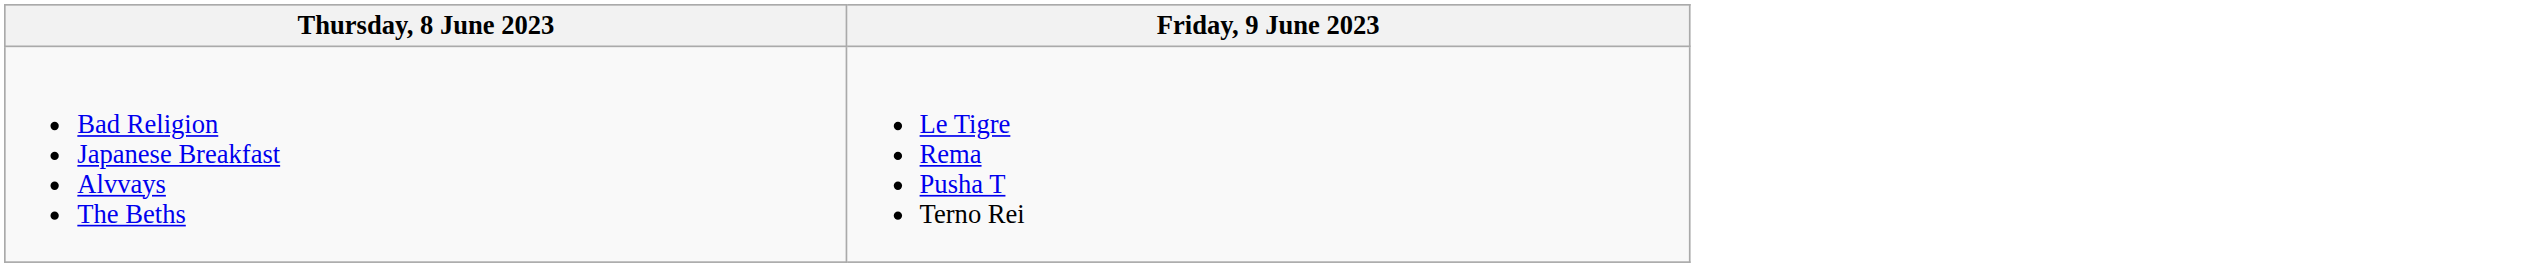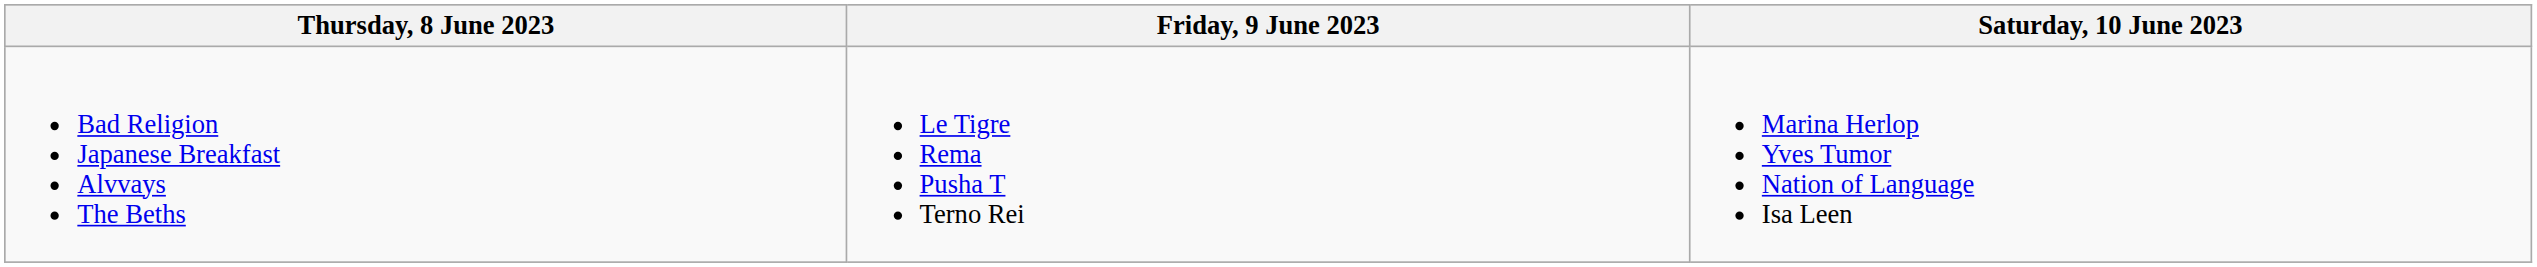+ column: (2110, 25)
